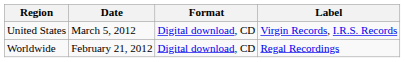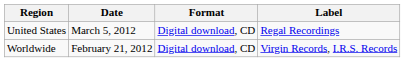(329, 30) Virgin Records, I.R.S. Records -> (300, 30) Regal Recordings
(300, 48) Regal Recordings -> (329, 48) Virgin Records, I.R.S. Records
